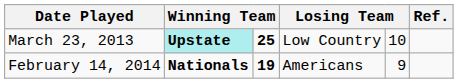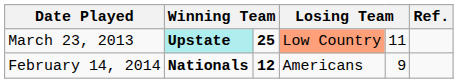(332, 41) no background -> (332, 41) lightsalmon background
(397, 41) 10 -> (397, 41) 11
(266, 65) 19 -> (266, 65) 12
